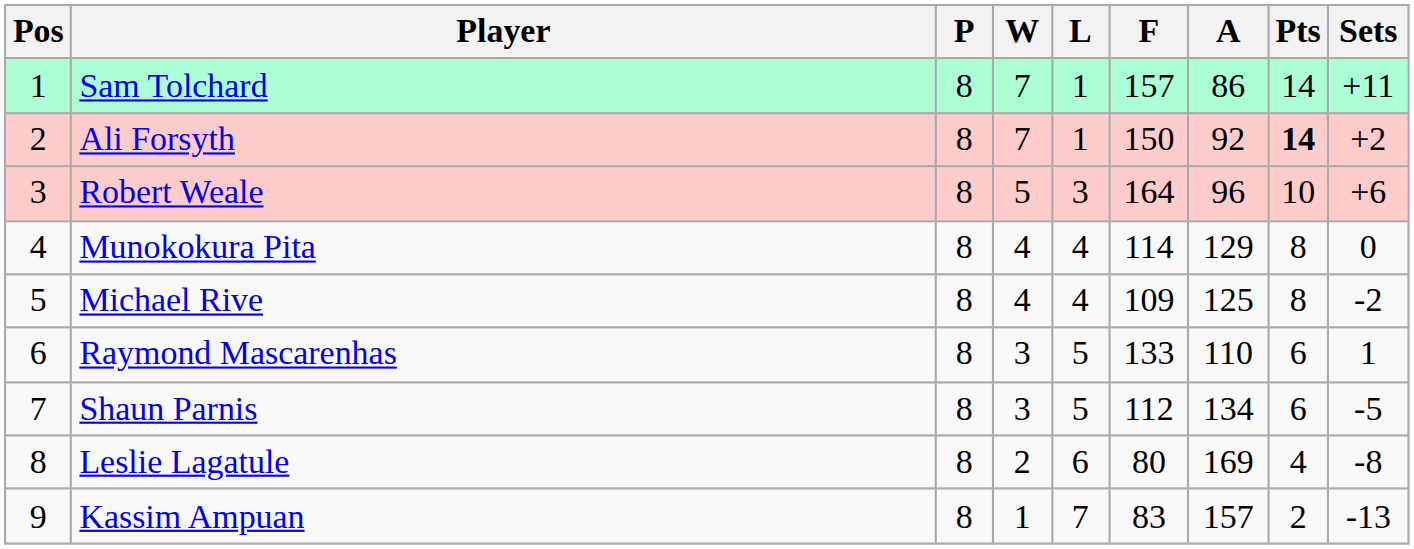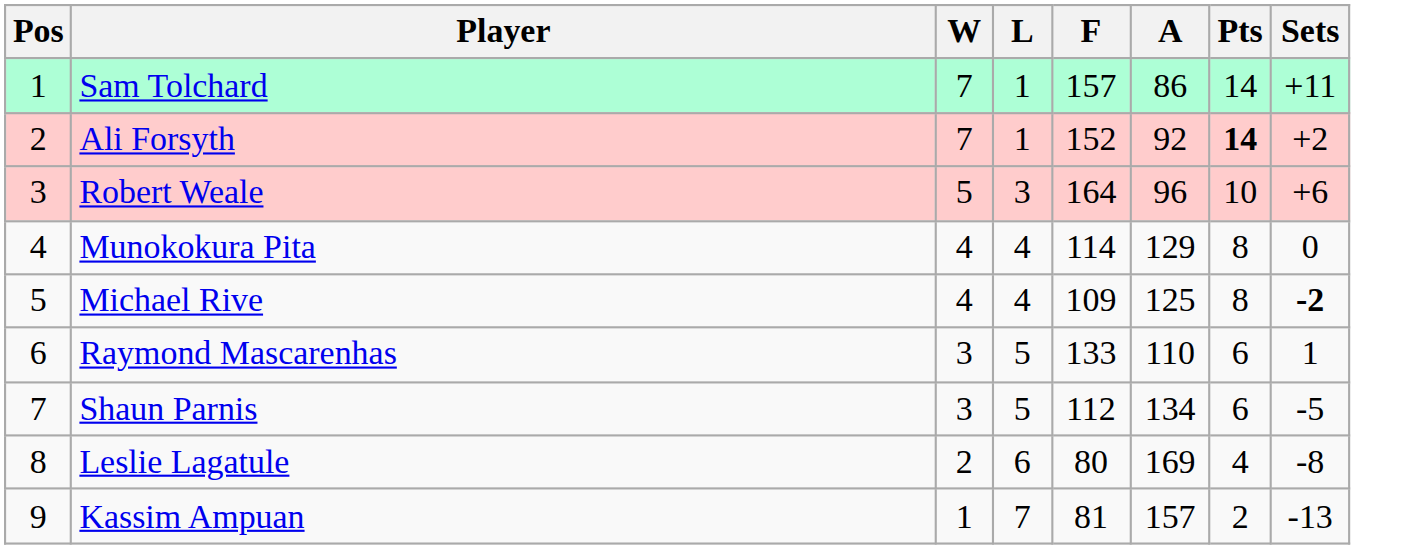- column: (964, 31)
(1149, 138) 150 -> (1091, 138) 152
(1368, 300) normal -> (1310, 300) bold
(1149, 515) 83 -> (1091, 515) 81
